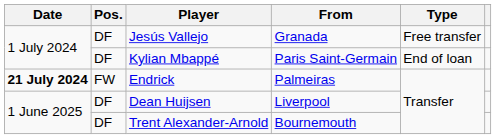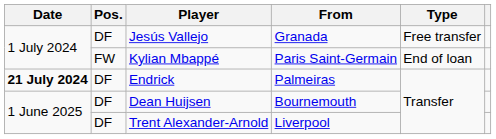(103, 58) DF -> (105, 58) FW
(105, 79) FW -> (103, 79) DF
(302, 101) Liverpool -> (315, 101) Bournemouth
(315, 123) Bournemouth -> (302, 123) Liverpool
